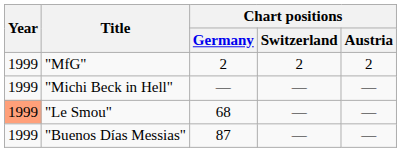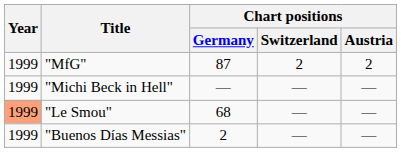(223, 64) 2 -> (223, 64) 87
(223, 135) 87 -> (223, 135) 2
